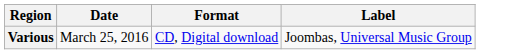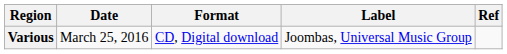+ column: (489, 15)
